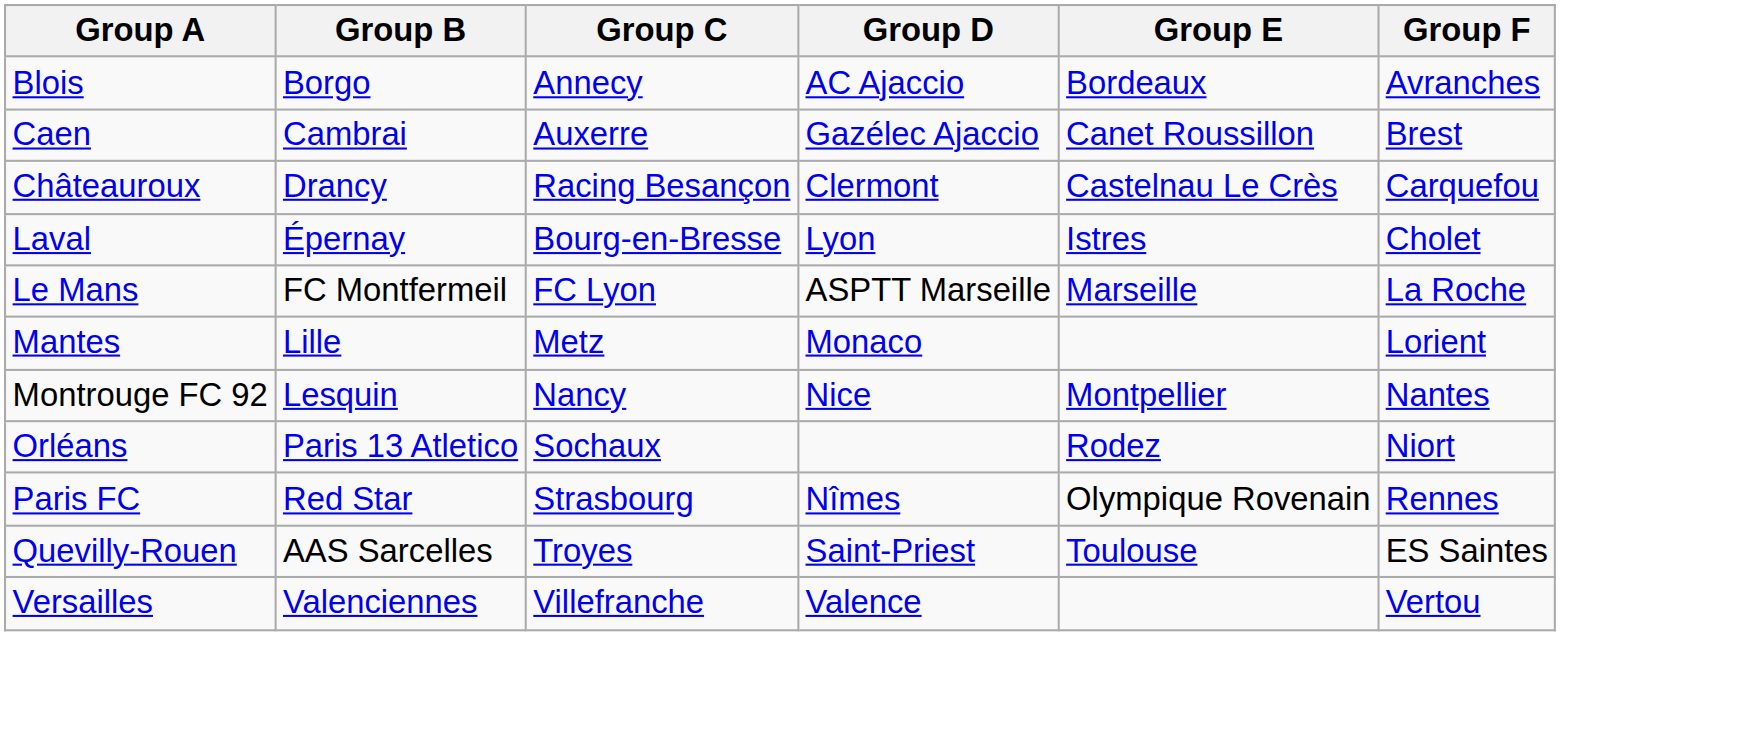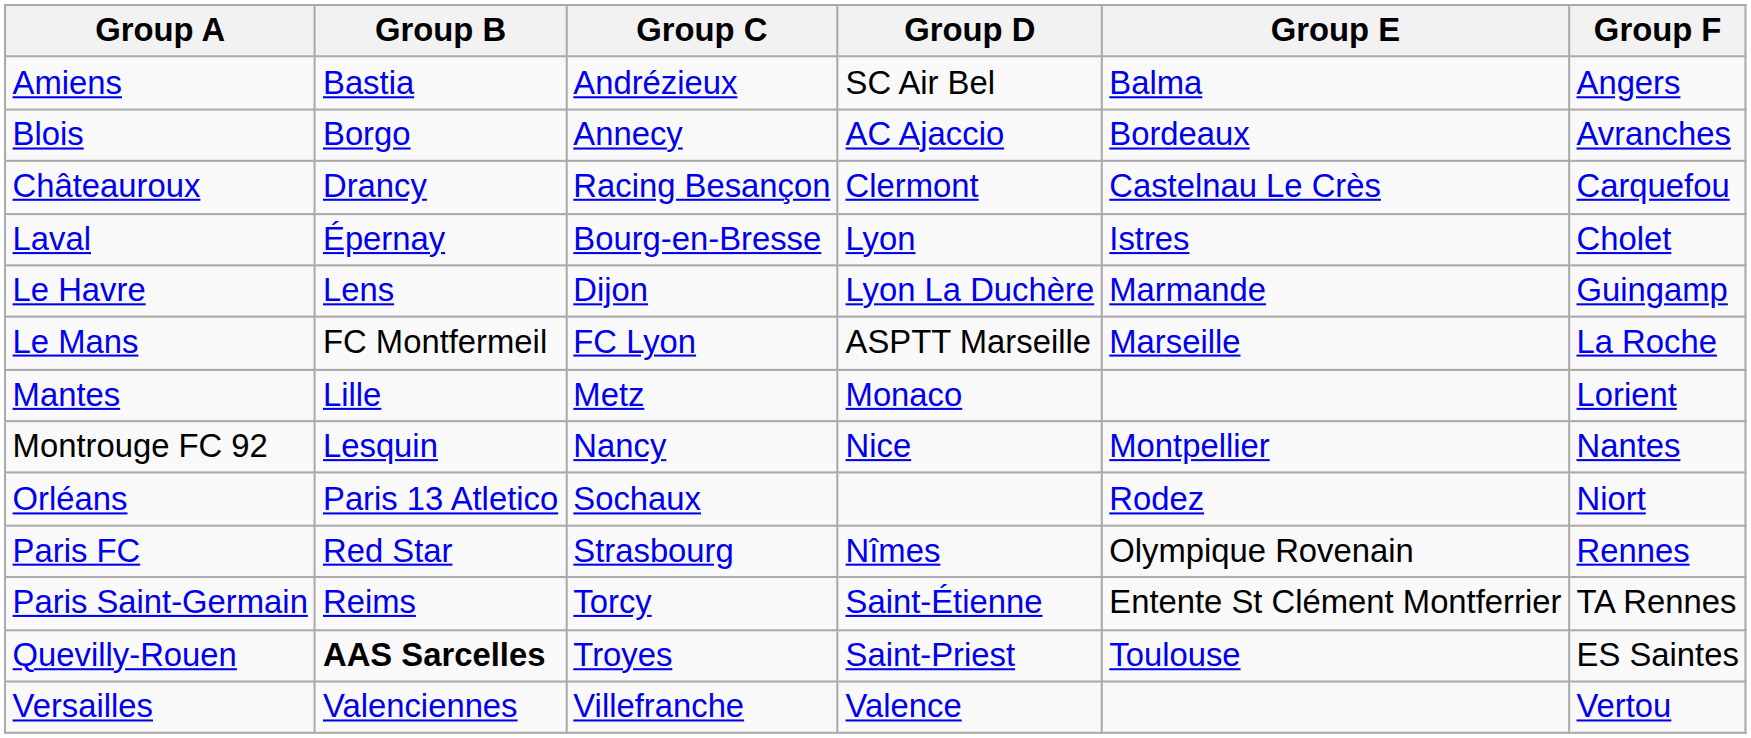+ row: (67, 82)
- row: (52, 134)
+ row: (79, 290)
+ row: (160, 602)
(388, 550) normal -> (434, 654) bold
